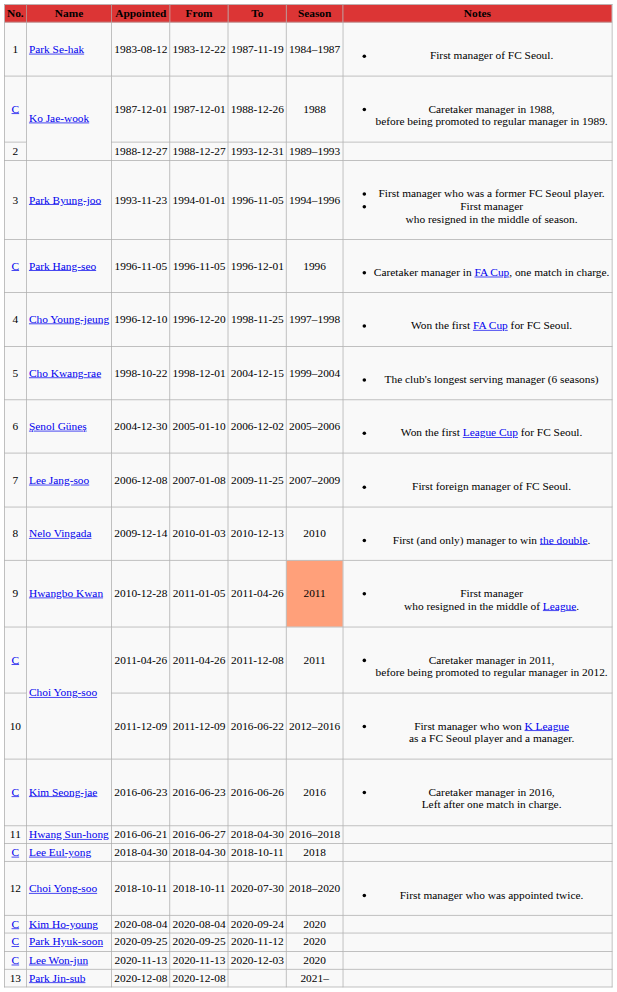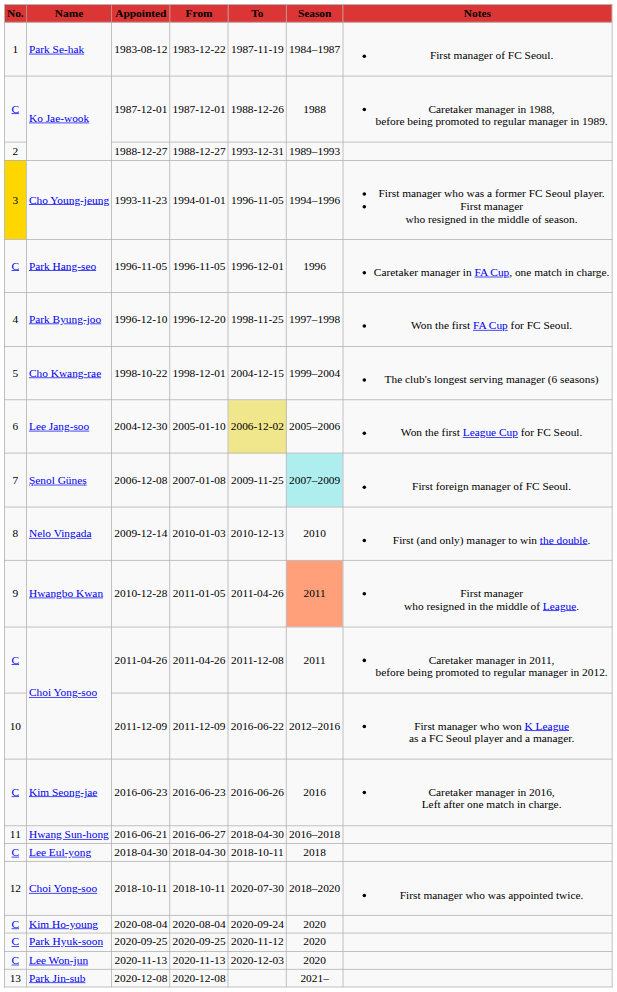(15, 199) no background -> (15, 199) gold background
(65, 199) Park Byung-joo -> (69, 199) Cho Young-jeung
(69, 319) Cho Young-jeung -> (65, 319) Park Byung-joo
(58, 426) Şenol Güneş -> (59, 426) Lee Jang-soo
(257, 426) no background -> (257, 426) khaki background
(59, 480) Lee Jang-soo -> (58, 480) Şenol Güneş
(315, 480) no background -> (315, 480) paleturquoise background
